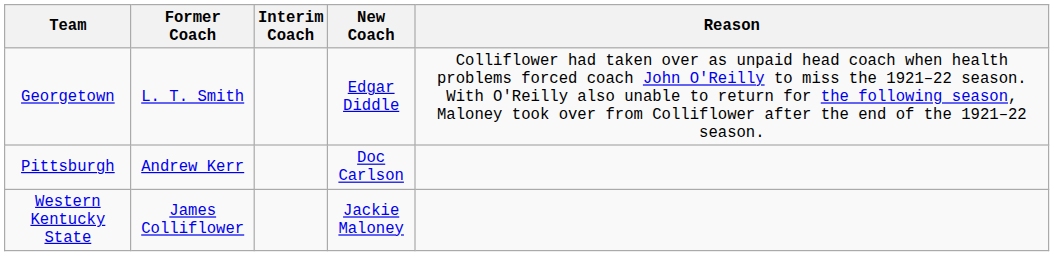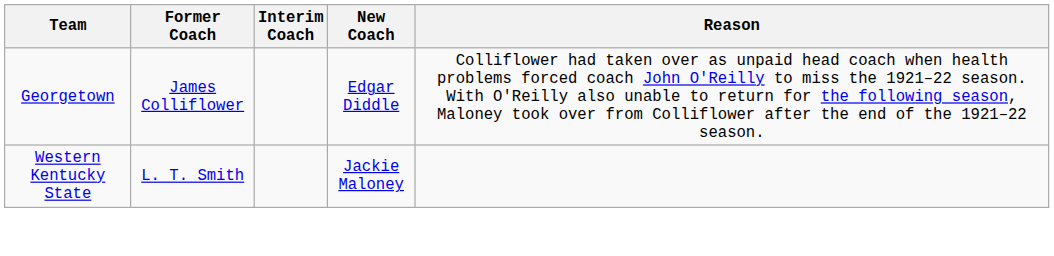(193, 97) L. T. Smith -> (193, 97) James Colliflower
- row: (68, 167)
(193, 220) James Colliflower -> (193, 176) L. T. Smith
